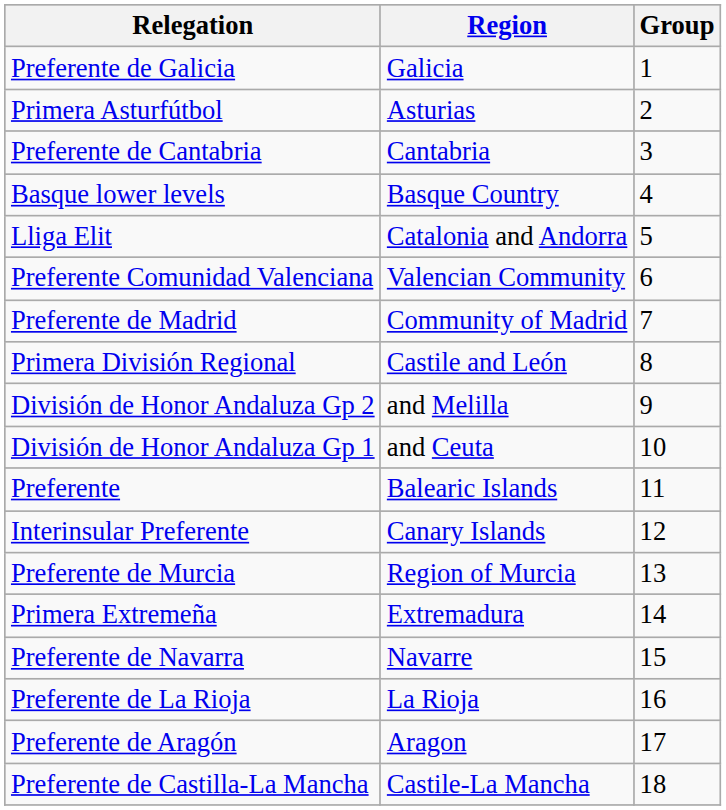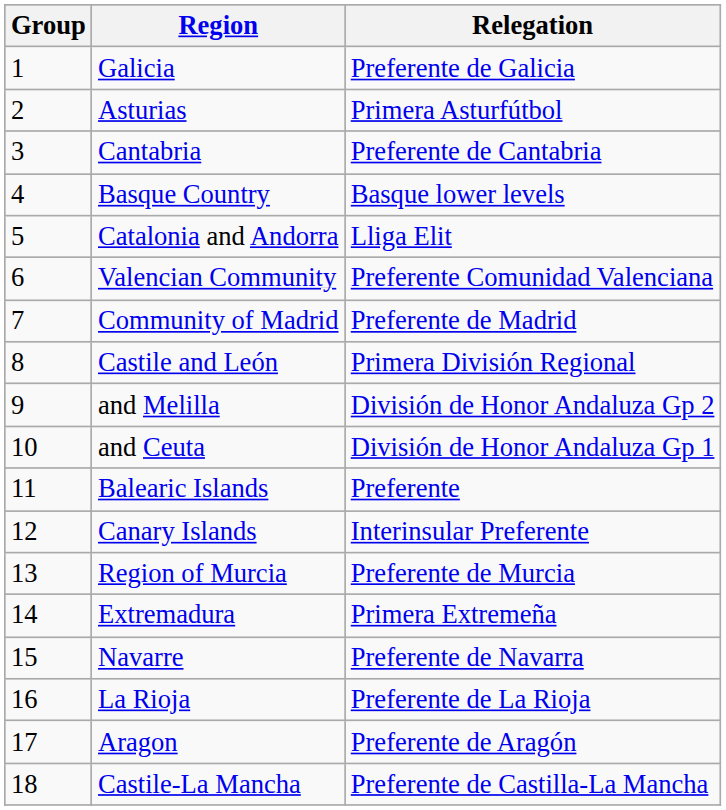columns swapped: (677, 25) <-> (193, 25)
